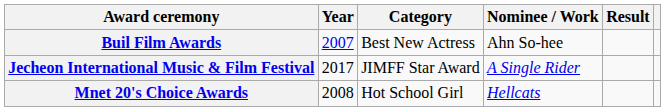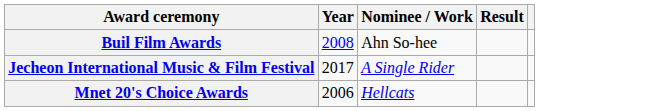- column: (420, 17)
(338, 42) 2007 -> (338, 42) 2008
(338, 93) 2008 -> (338, 93) 2006
